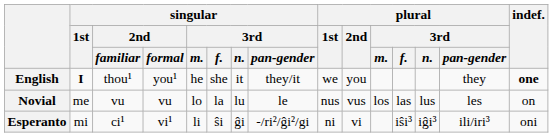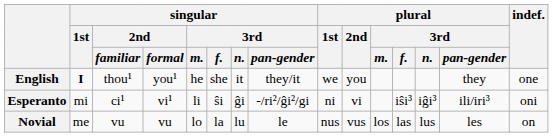(529, 79) bold -> (529, 79) normal
rows swapped: (37, 121) <-> (37, 100)
